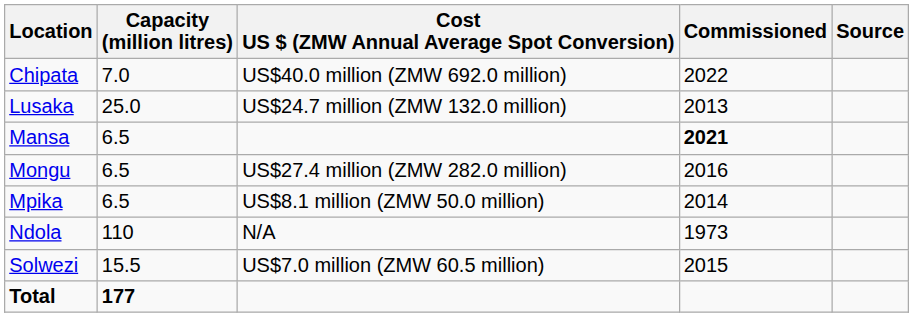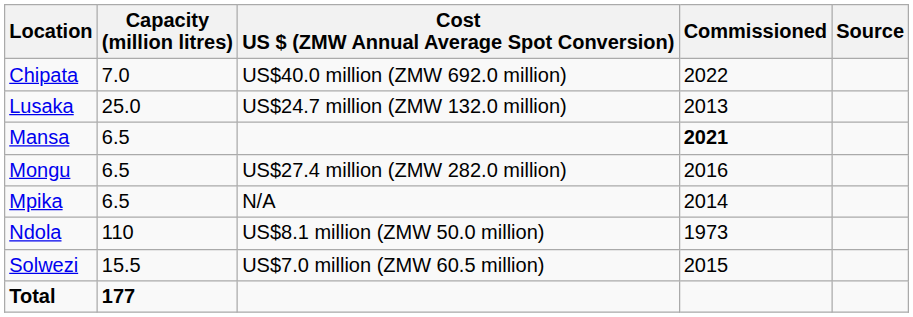(393, 201) US$8.1 million (ZMW 50.0 million) -> (259, 201) N/A
(259, 233) N/A -> (393, 233) US$8.1 million (ZMW 50.0 million)
